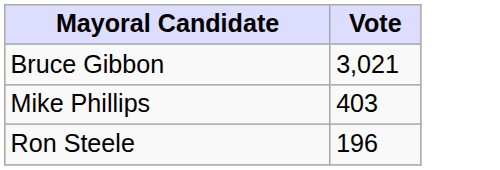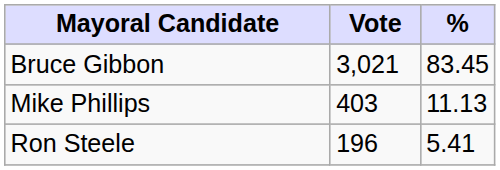+ column: (458, 24)
